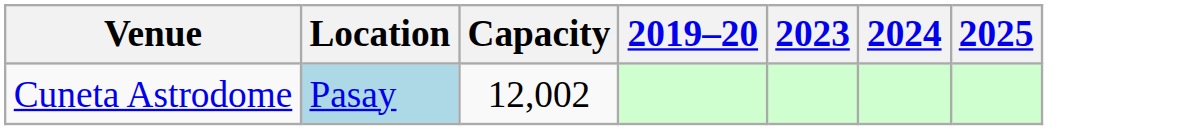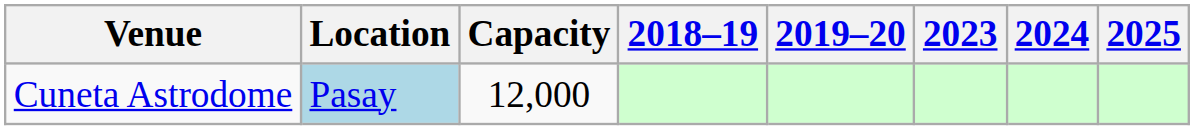+ column: (693, 34)
(539, 93) 12,002 -> (539, 93) 12,000
